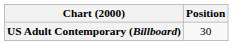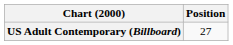(206, 31) 30 -> (206, 31) 27
